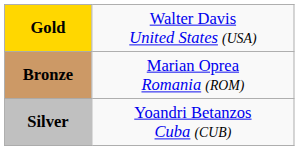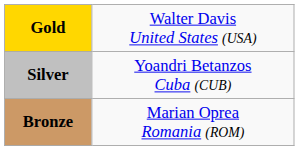rows swapped: (48, 121) <-> (48, 74)
